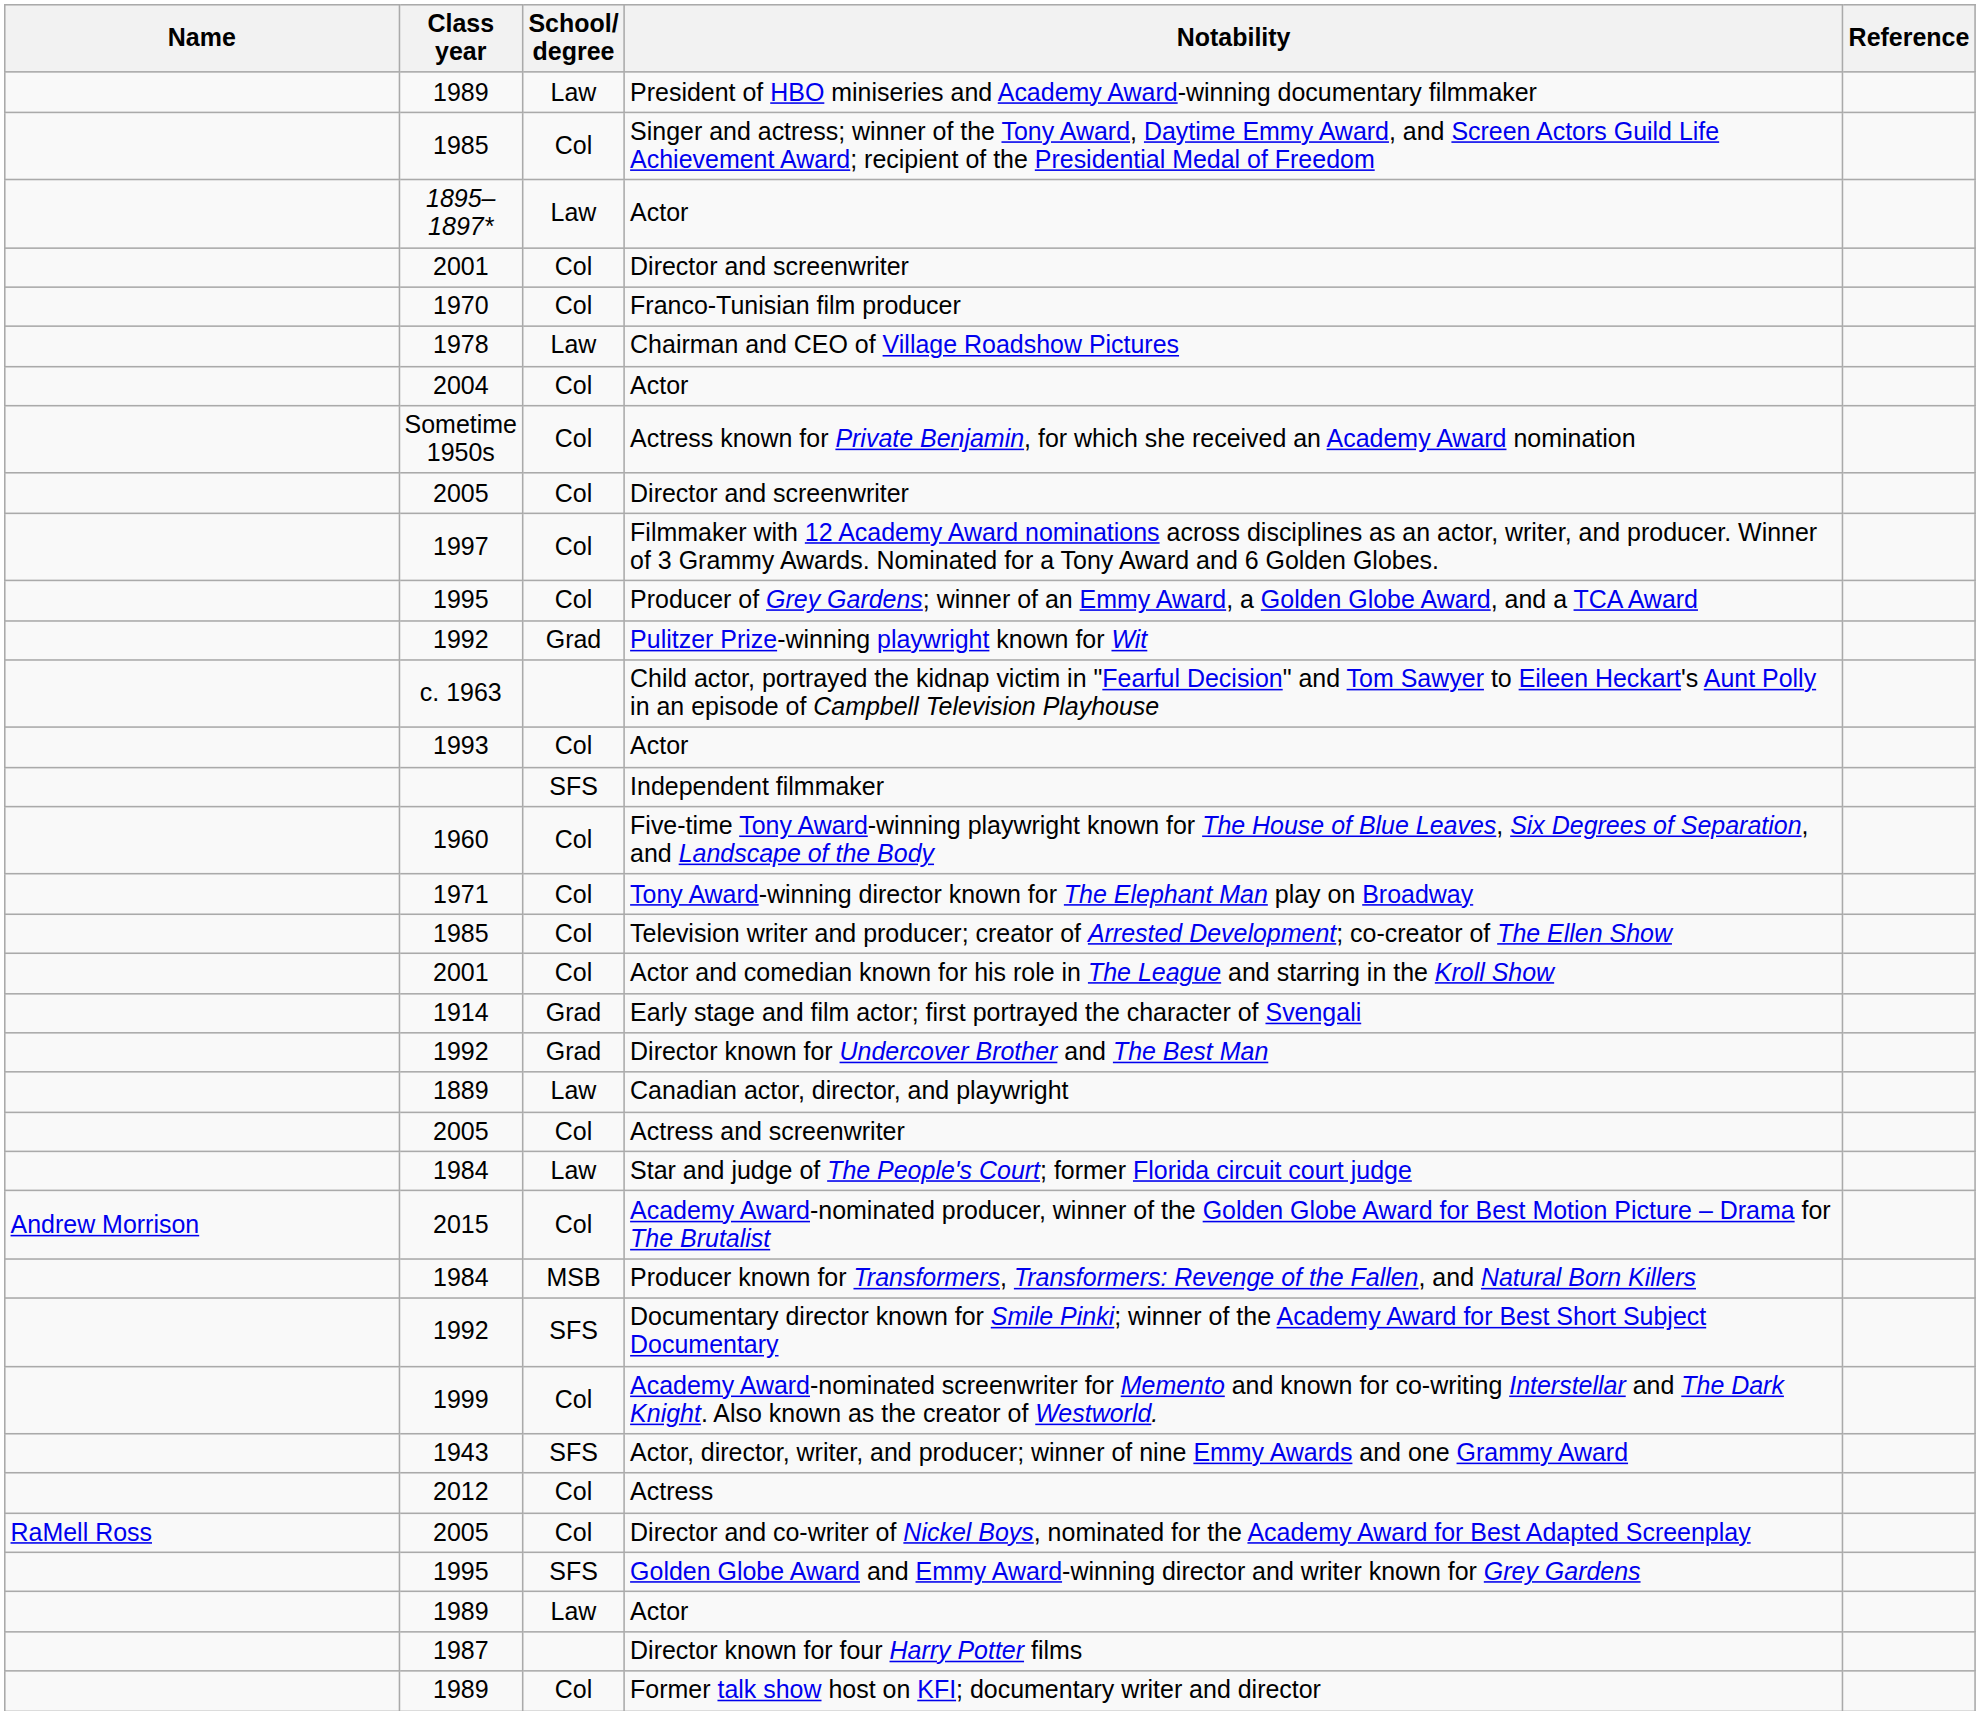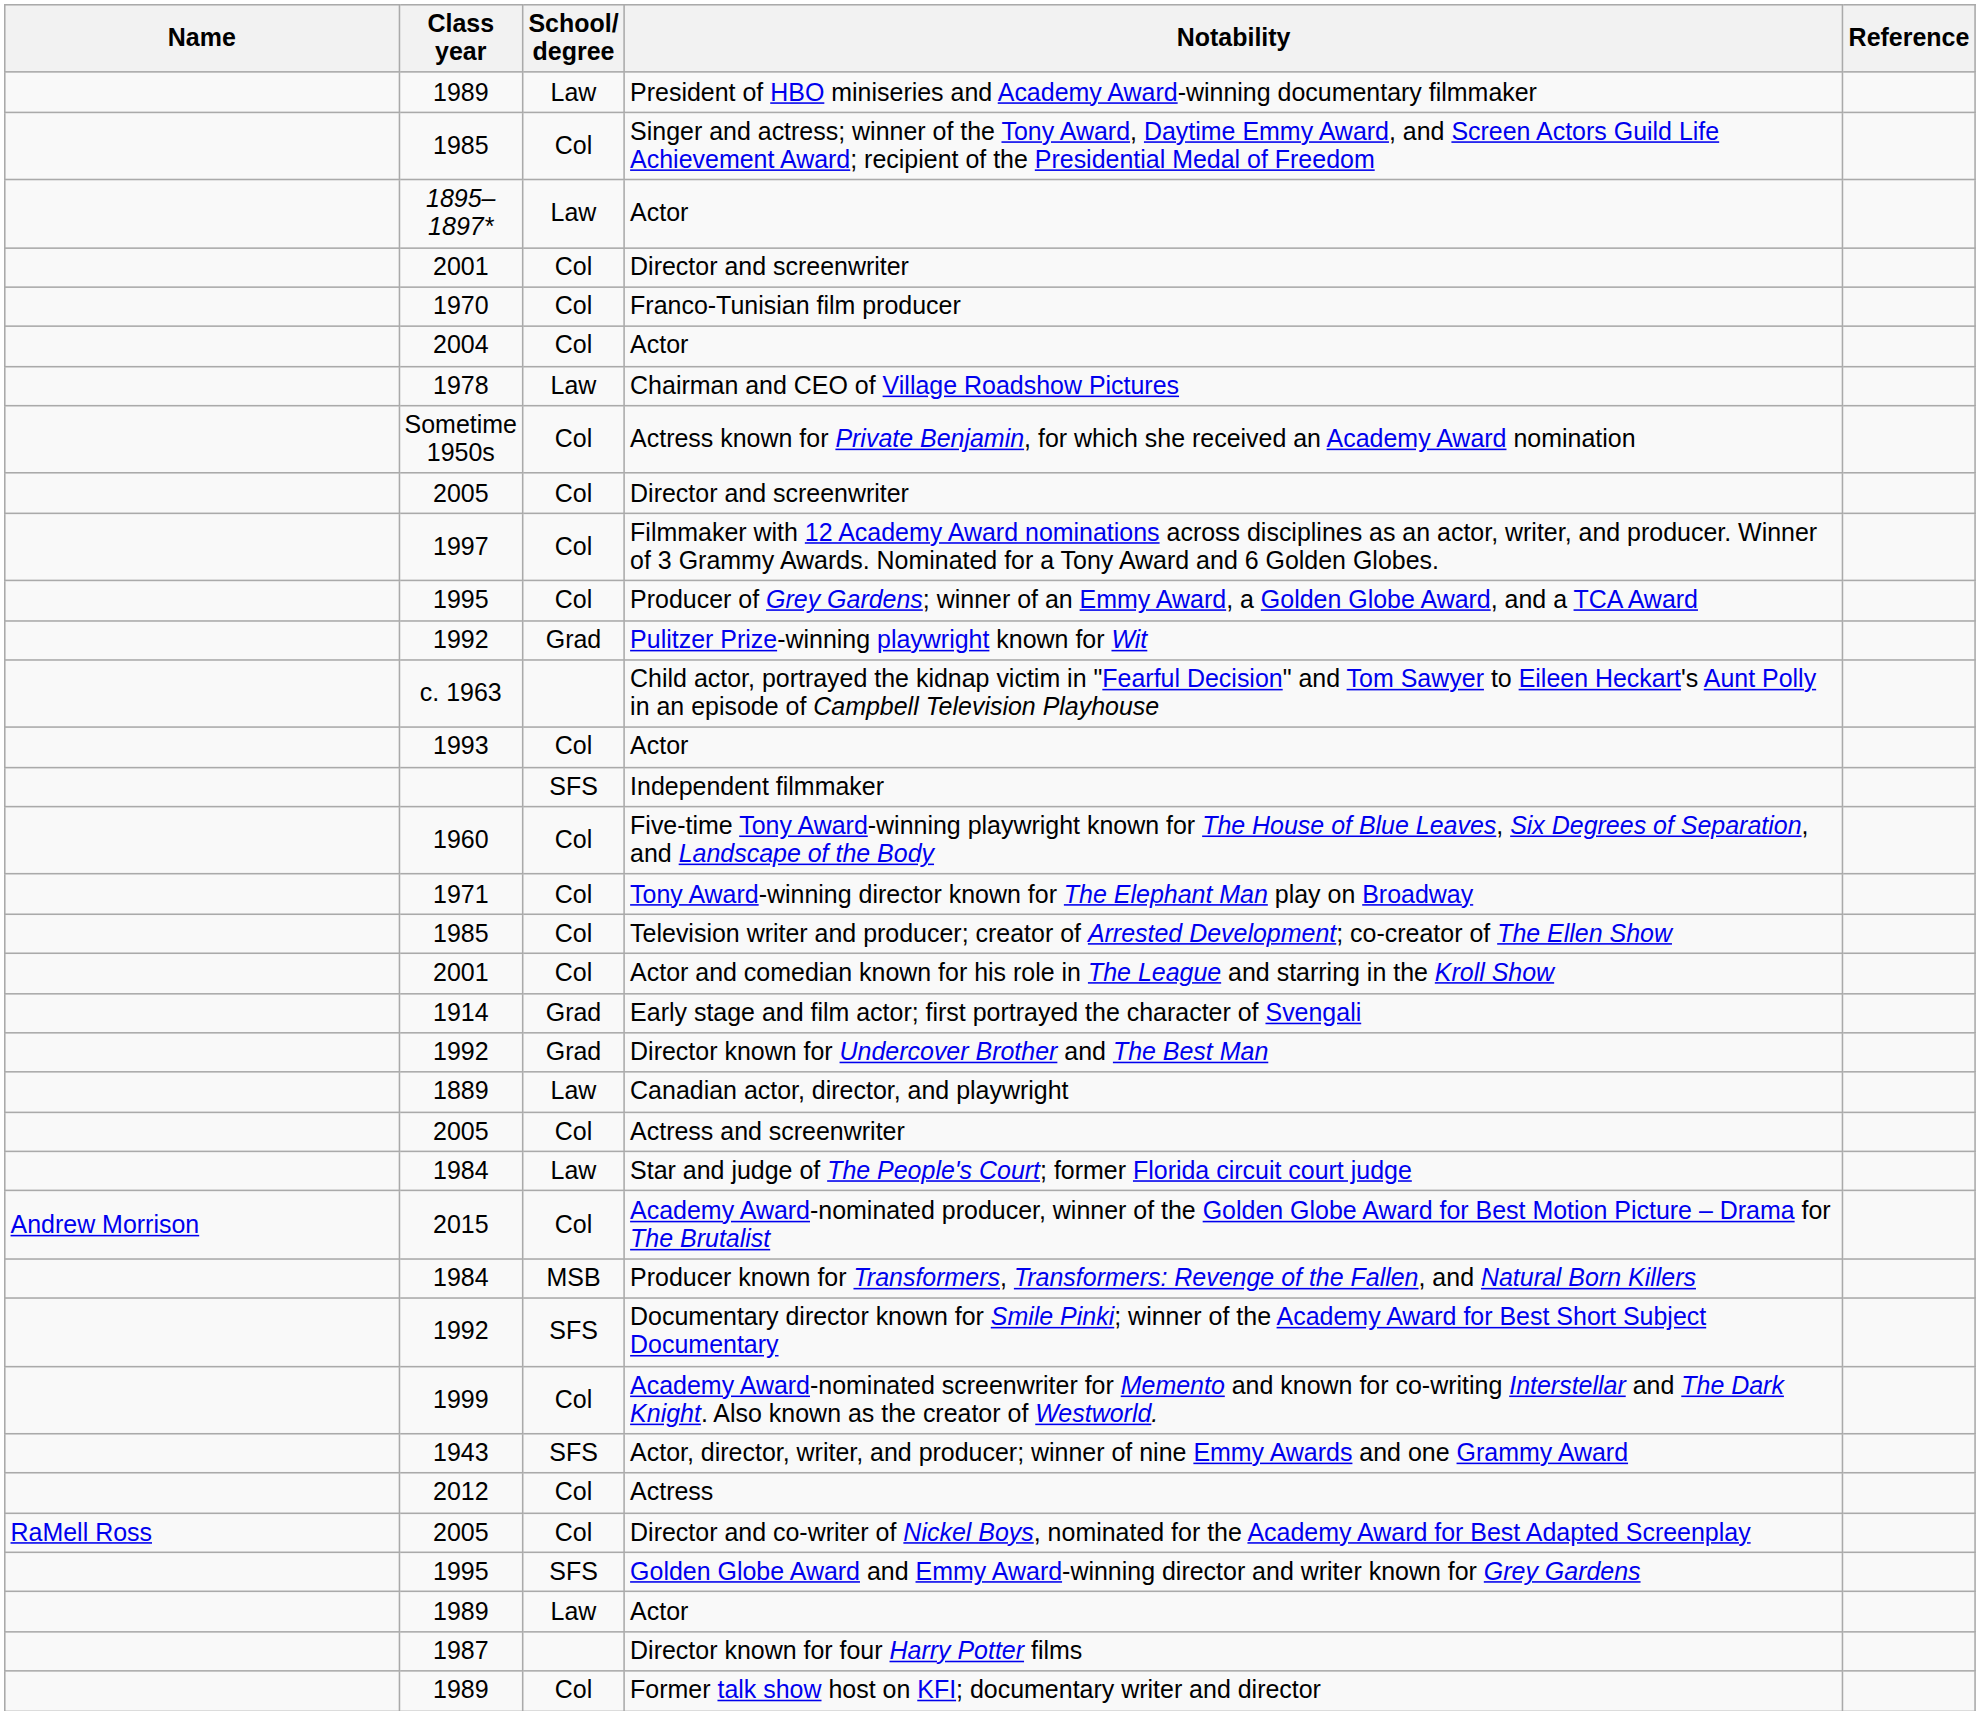rows swapped: (461, 385) <-> (461, 346)
